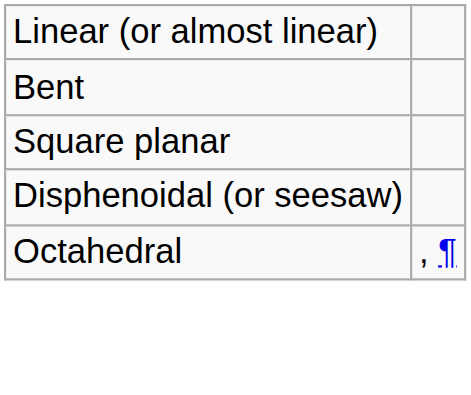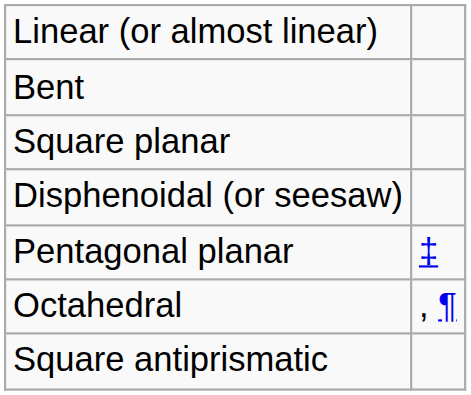+ row: (153, 251)
+ row: (171, 360)
